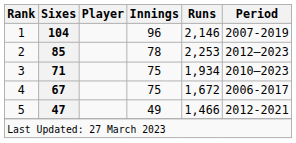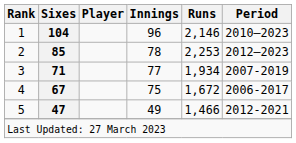(257, 33) 2007-2019 -> (257, 33) 2010–2023
(154, 71) 75 -> (154, 71) 77
(257, 71) 2010–2023 -> (257, 71) 2007-2019
